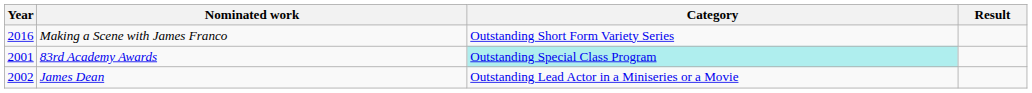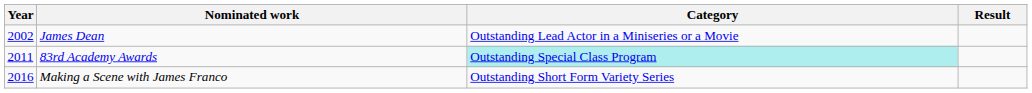rows swapped: (72, 77) <-> (134, 35)
(21, 56) 2001 -> (20, 56) 2011
